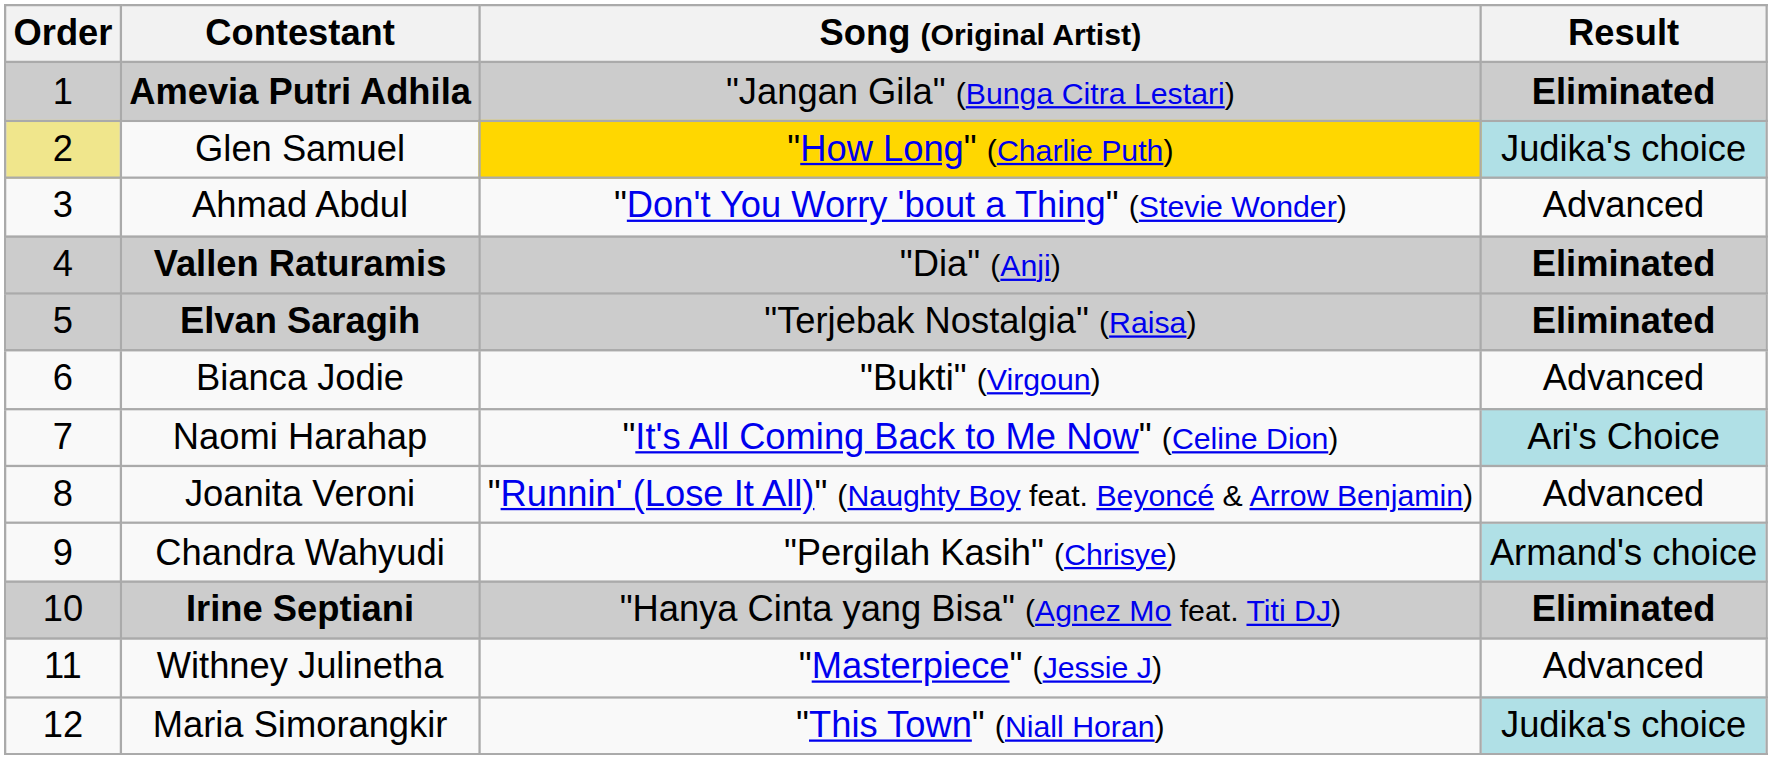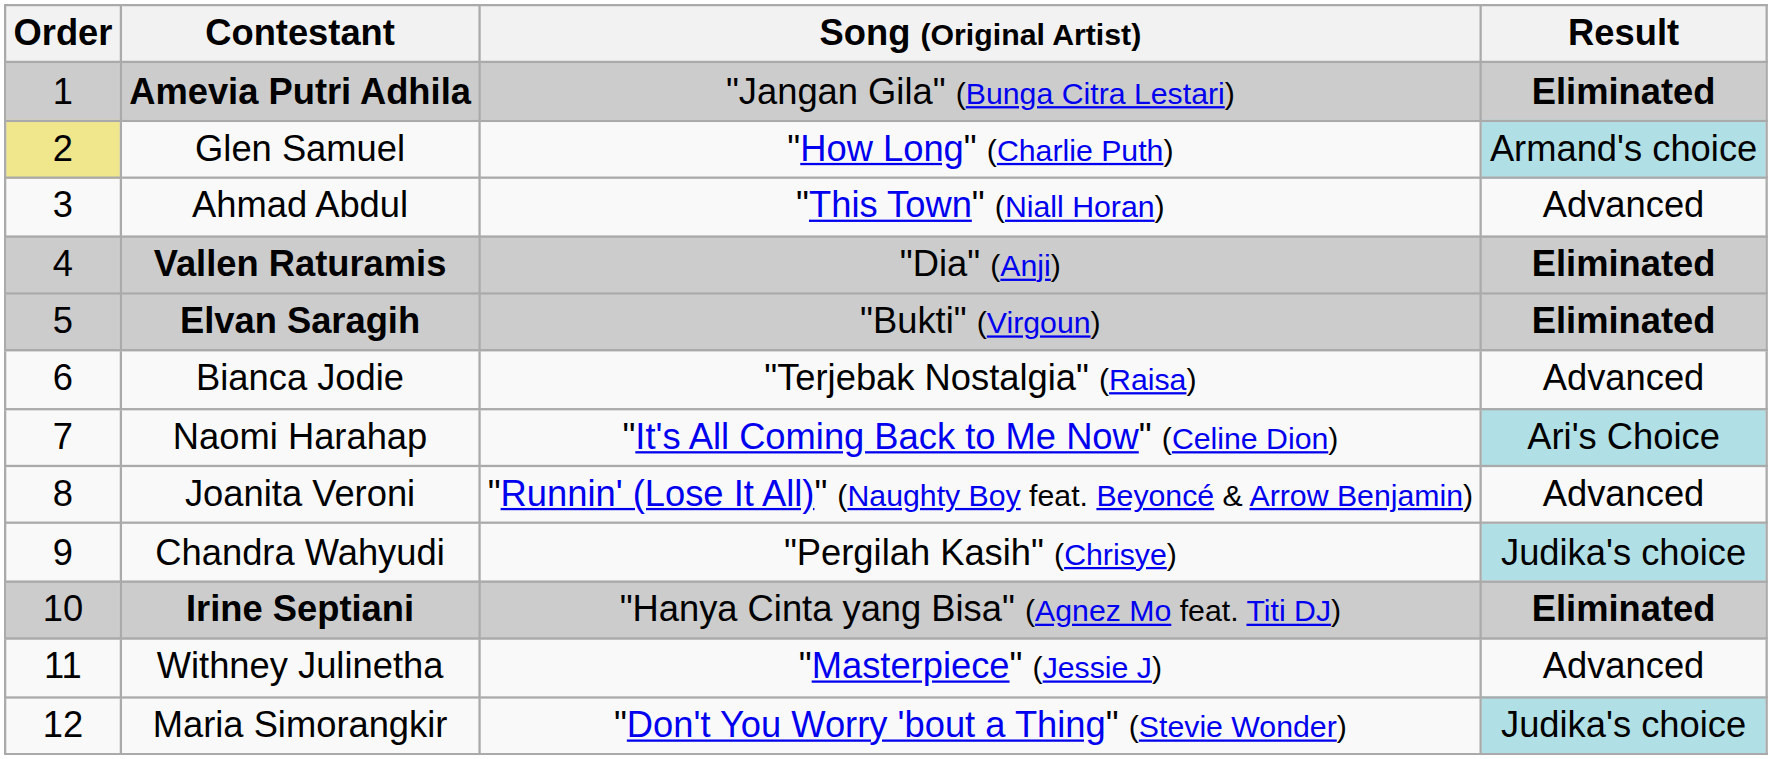(980, 148) gold background -> (980, 148) no background
(1624, 148) Judika's choice -> (1624, 148) Armand's choice
(980, 206) "Don't You Worry 'bout a Thing" (Stevie Wonder) -> (980, 206) "This Town" (Niall Horan)
(980, 321) "Terjebak Nostalgia" (Raisa) -> (980, 321) "Bukti" (Virgoun)
(980, 378) "Bukti" (Virgoun) -> (980, 378) "Terjebak Nostalgia" (Raisa)
(1624, 551) Armand's choice -> (1624, 551) Judika's choice
(980, 724) "This Town" (Niall Horan) -> (980, 724) "Don't You Worry 'bout a Thing" (Stevie Wonder)
